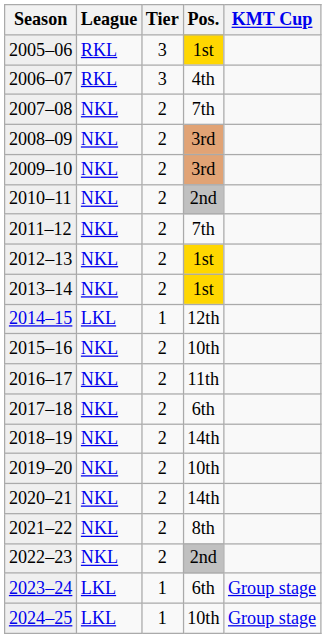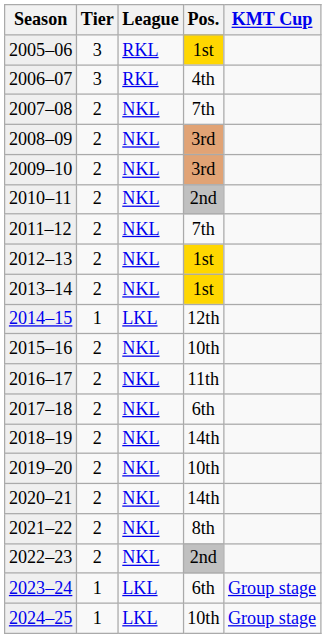columns swapped: (162, 19) <-> (109, 19)
